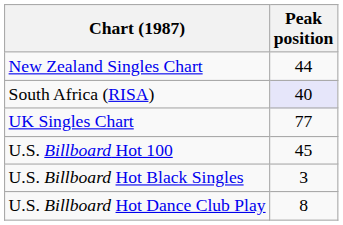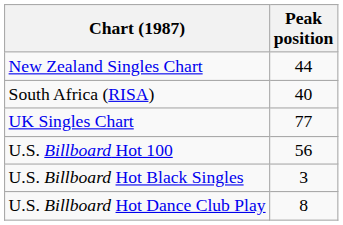(304, 94) lavender background -> (304, 94) no background
(304, 149) 45 -> (304, 149) 56
